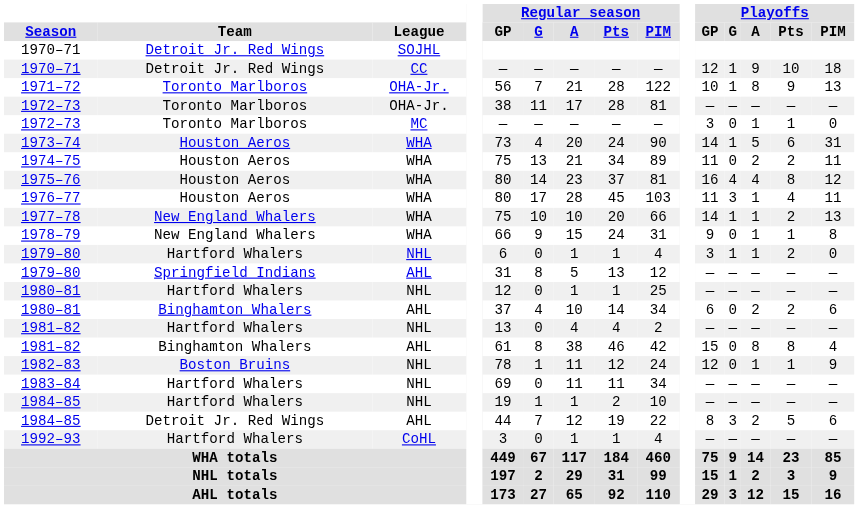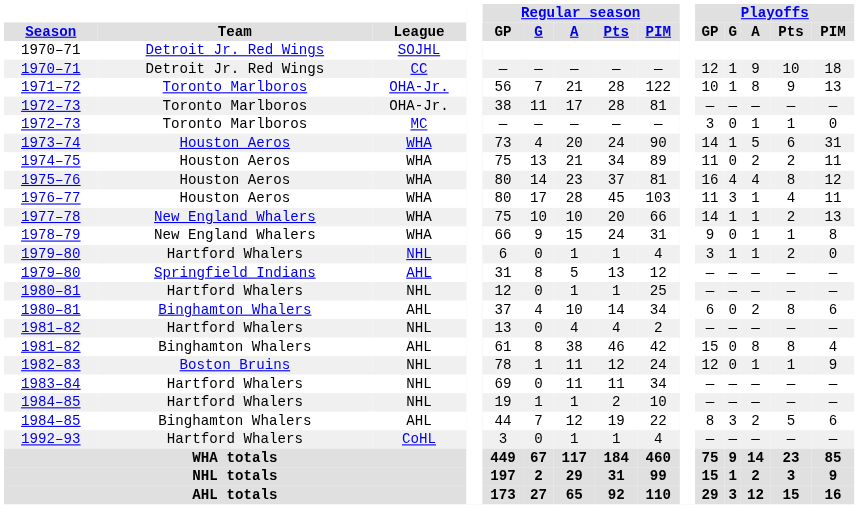(791, 310) 2 -> (791, 310) 8
(235, 421) Detroit Jr. Red Wings -> (235, 421) Binghamton Whalers
